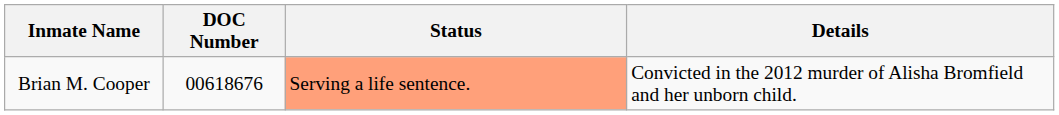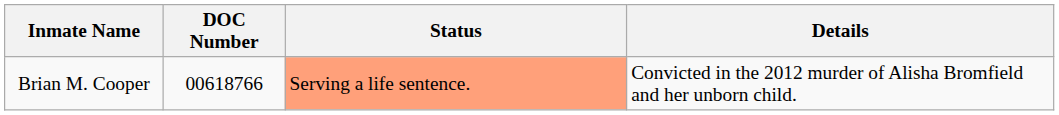(224, 83) 00618676 -> (224, 83) 00618766
